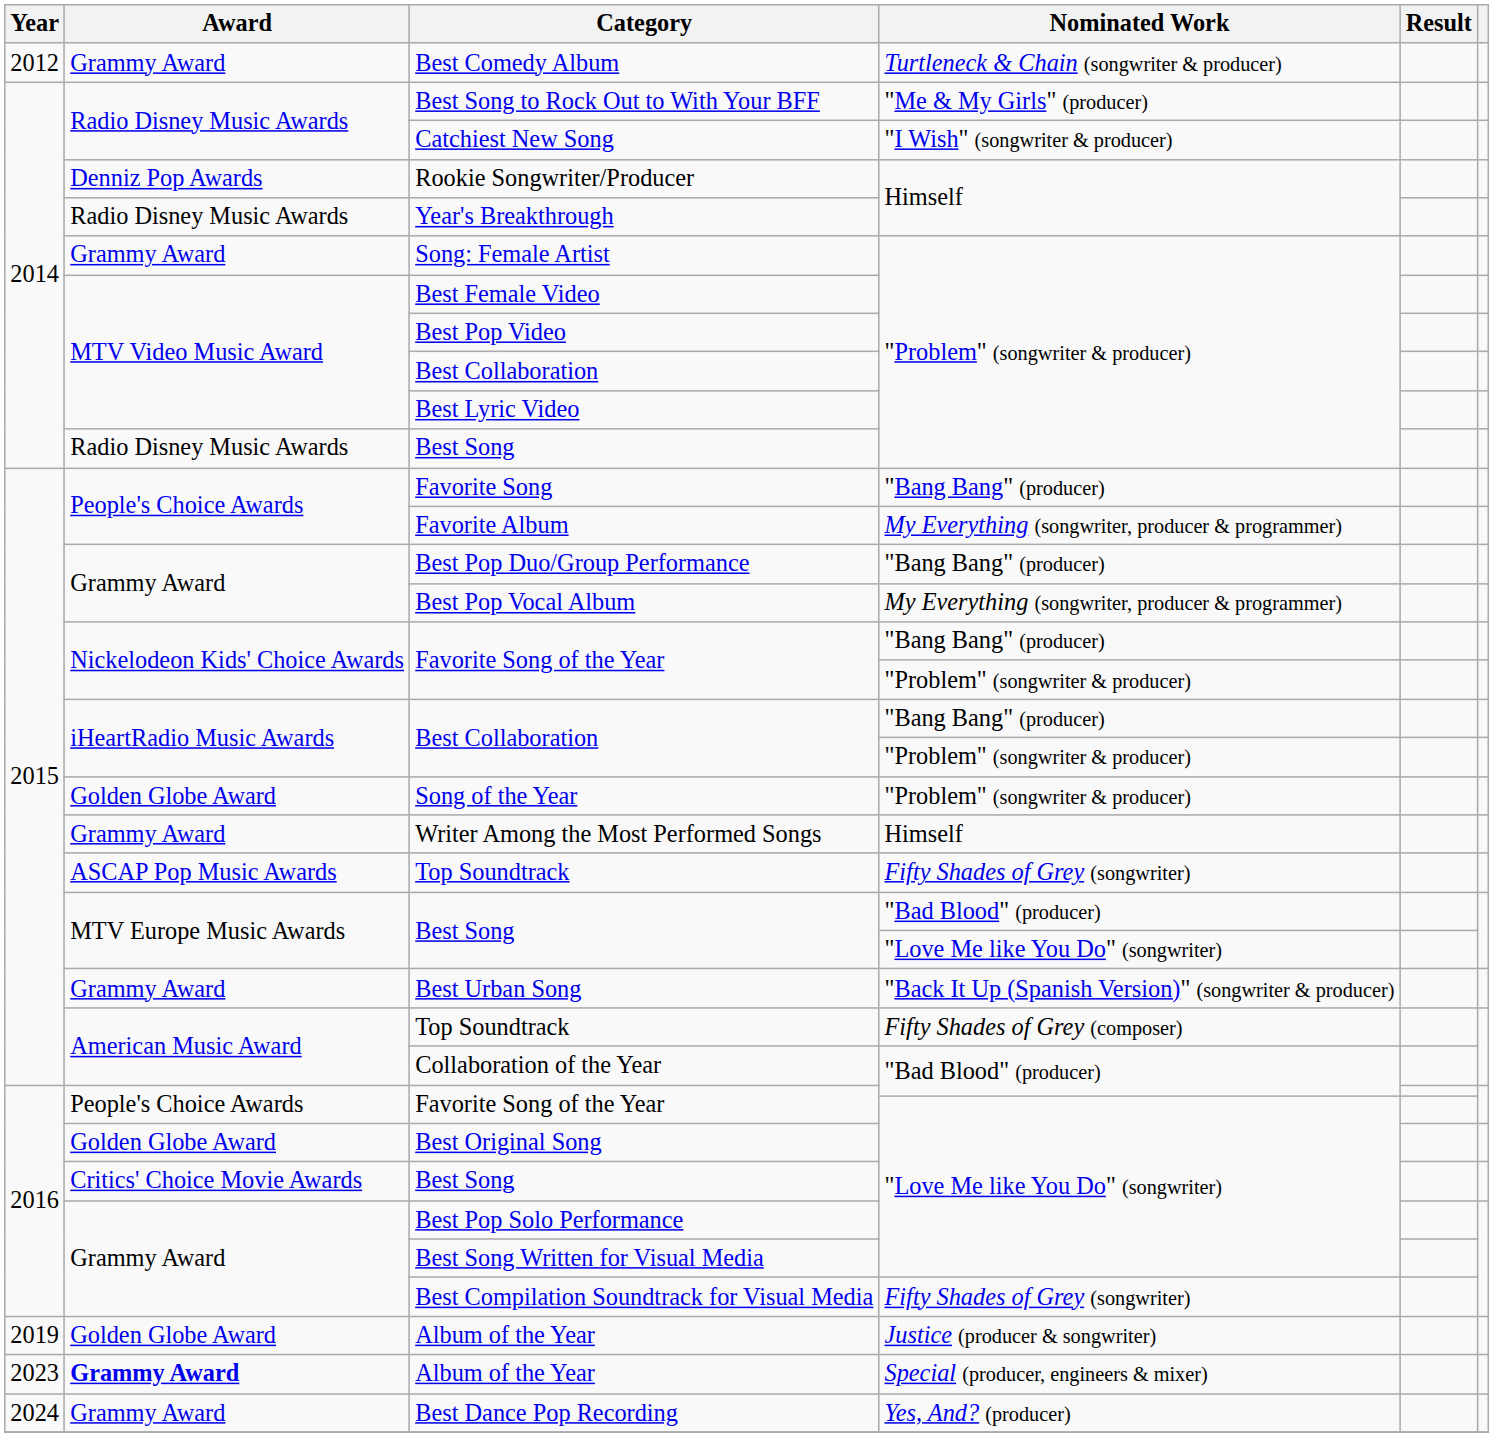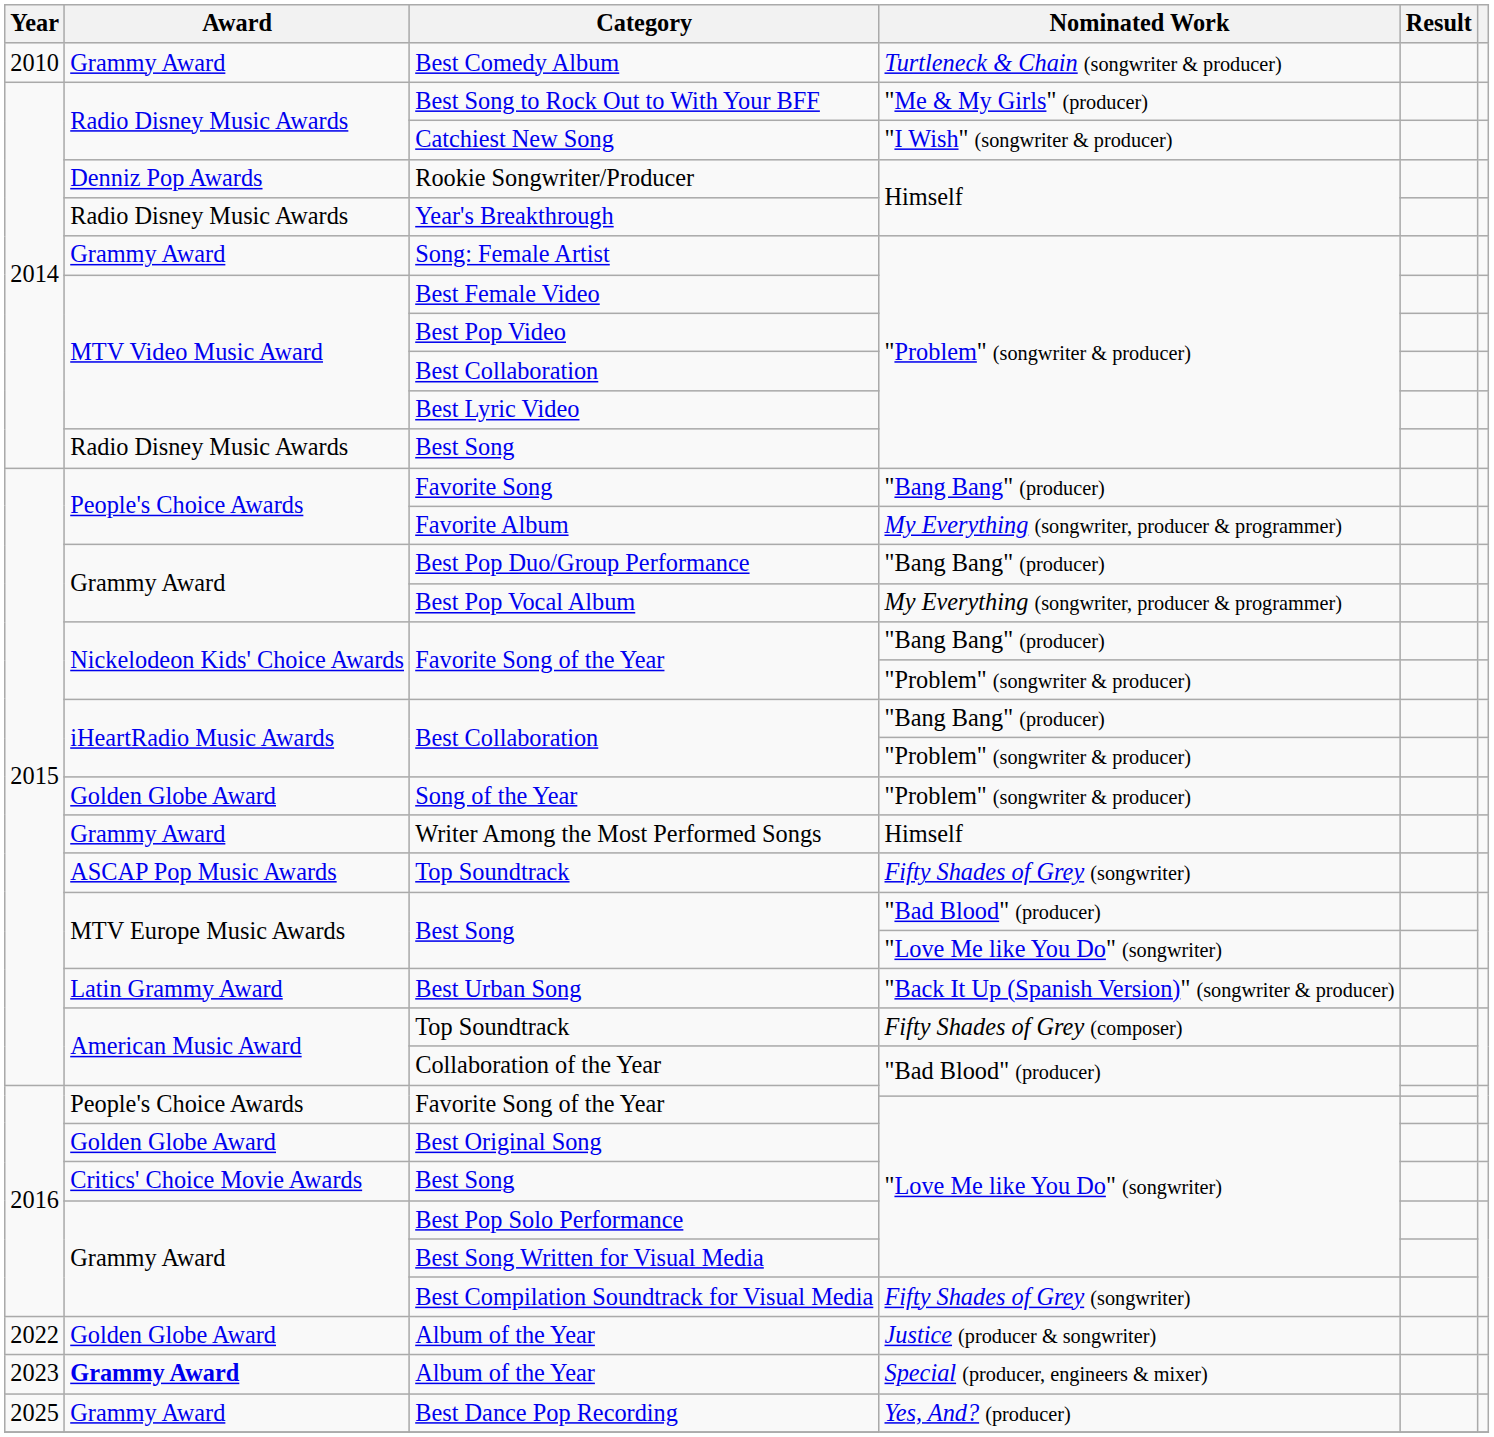(35, 62) 2012 -> (35, 62) 2010
(148, 988) Grammy Award -> (176, 988) Latin Grammy Award
(35, 1335) 2019 -> (35, 1335) 2022
(35, 1412) 2024 -> (35, 1412) 2025
